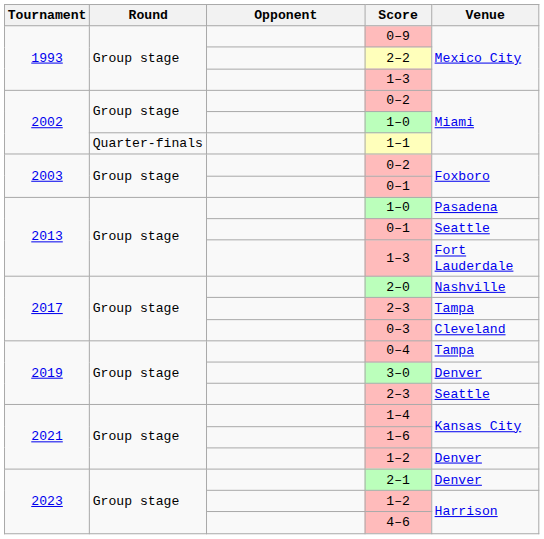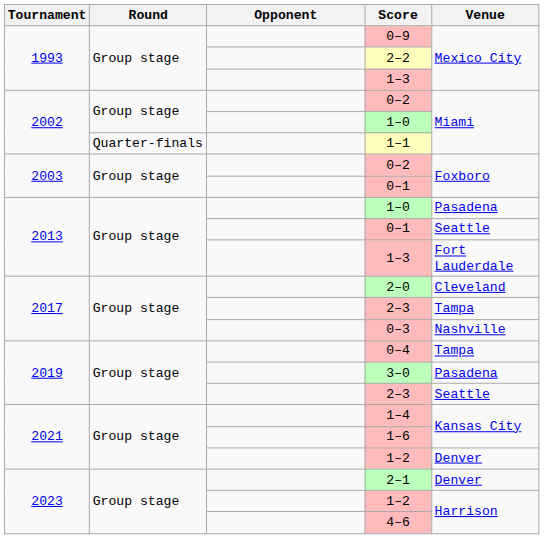(470, 287) Nashville -> (470, 287) Cleveland
(470, 330) Cleveland -> (470, 330) Nashville
(458, 373) Denver -> (466, 373) Pasadena
